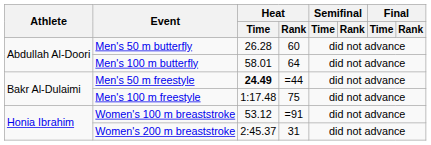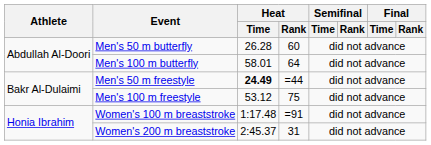(258, 98) 1:17.48 -> (258, 98) 53.12
(258, 115) 53.12 -> (258, 115) 1:17.48
